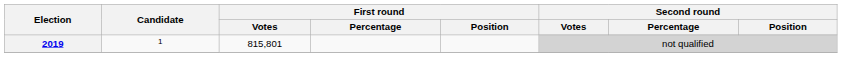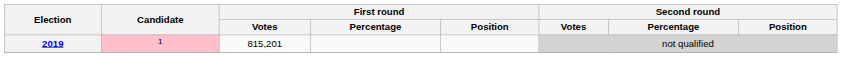(160, 41) no background -> (160, 41) pink background
(265, 43) 815,801 -> (265, 43) 815,201
